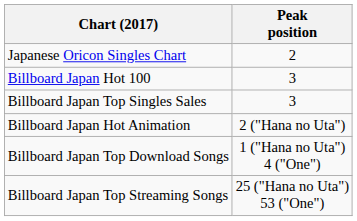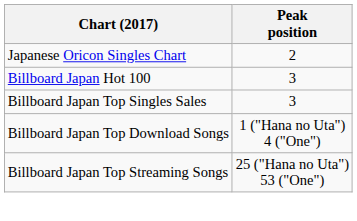- row: (99, 124)
